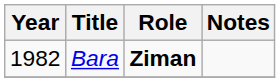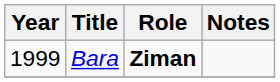(35, 58) 1982 -> (35, 58) 1999
